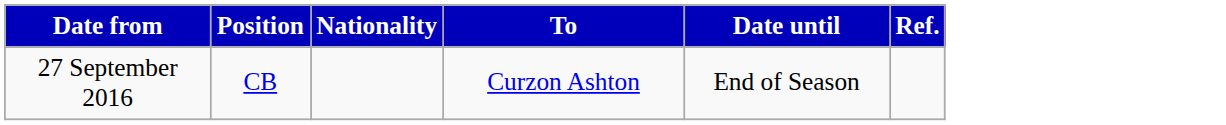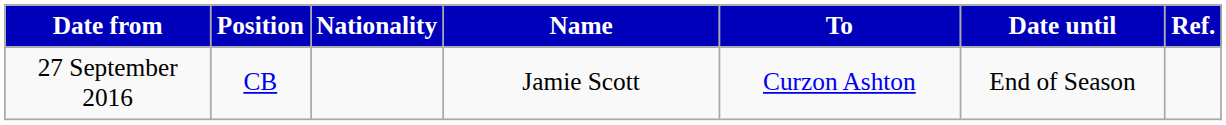+ column: (581, 25)
